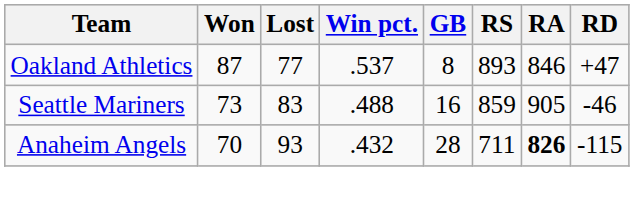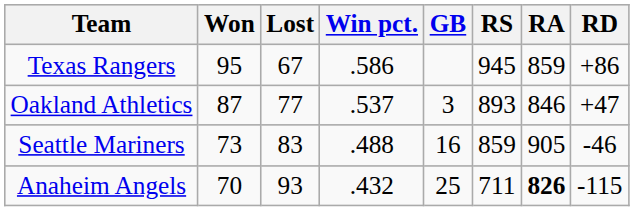+ row: (102, 64)
(448, 64) 8 -> (448, 104) 3
(448, 144) 28 -> (448, 184) 25
